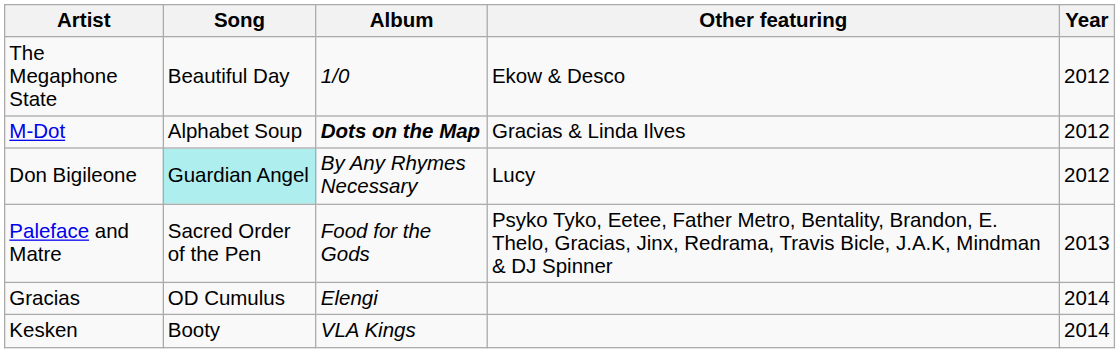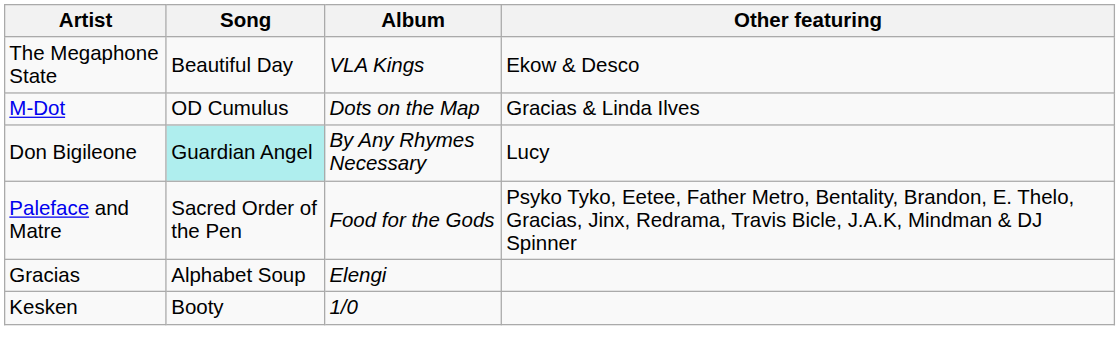- column: (1087, 20)
(335, 76) 1/0 -> (377, 64) VLA Kings
(235, 131) Alphabet Soup -> (230, 108) OD Cumulus
(400, 131) bold -> (405, 108) normal
(226, 298) OD Cumulus -> (238, 275) Alphabet Soup
(368, 330) VLA Kings -> (344, 307) 1/0
